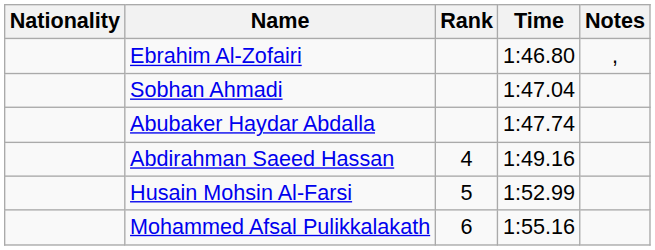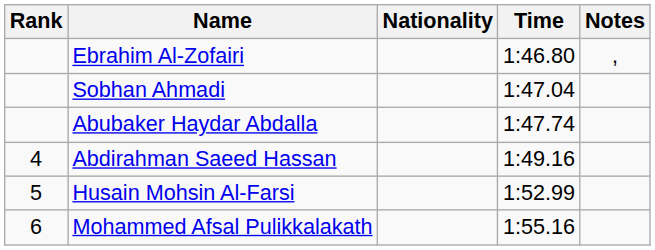columns swapped: (467, 21) <-> (65, 21)
